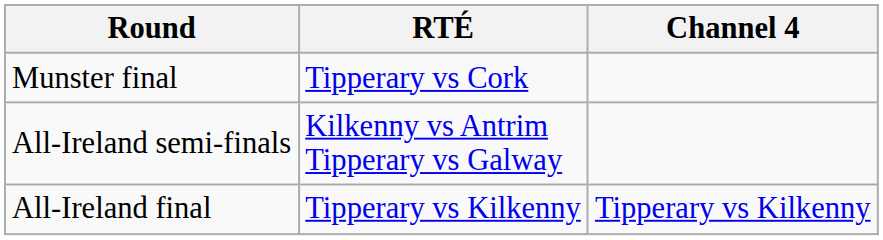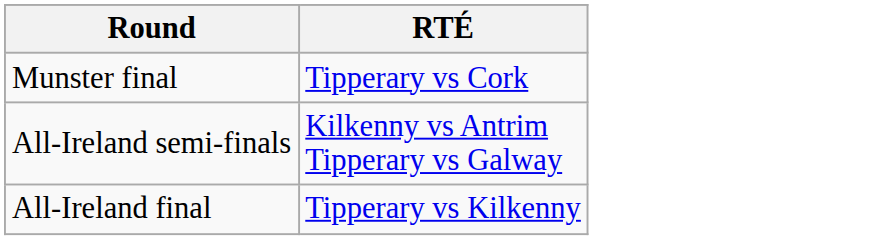- column: (733, 28)
